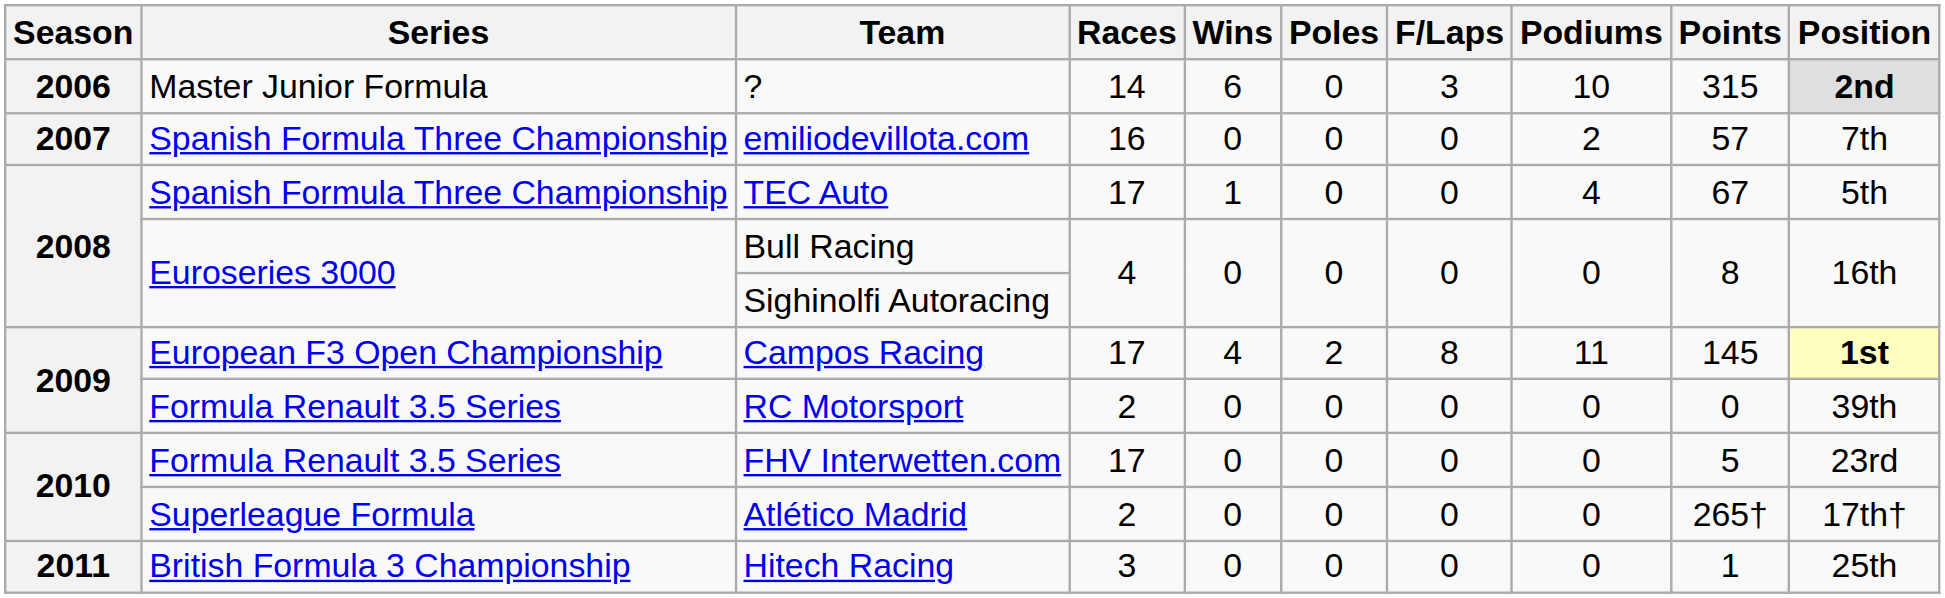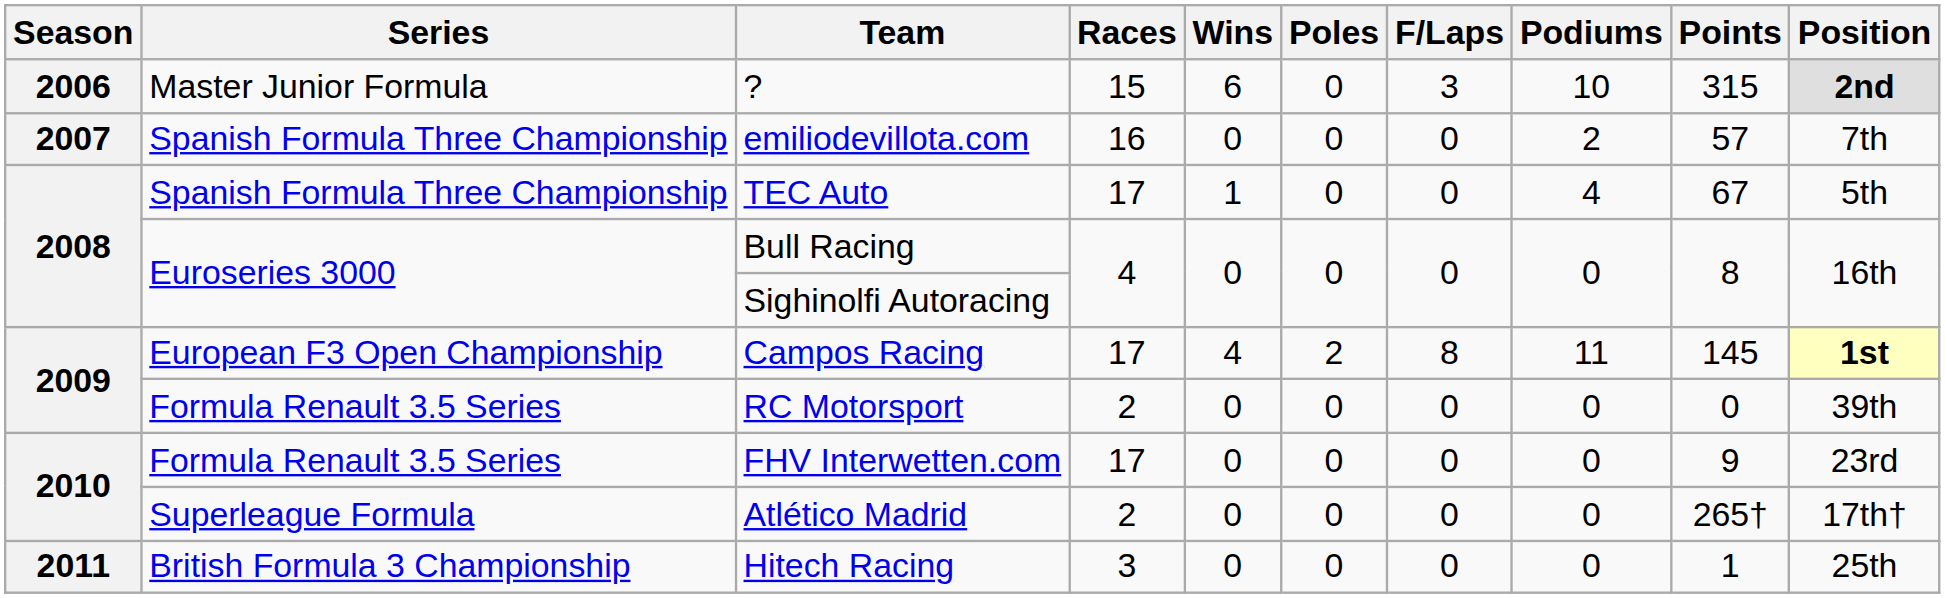(1127, 86) 14 -> (1127, 86) 15
(1730, 460) 5 -> (1730, 460) 9
